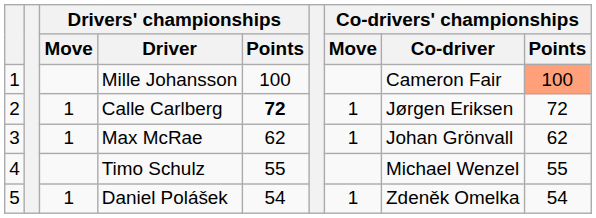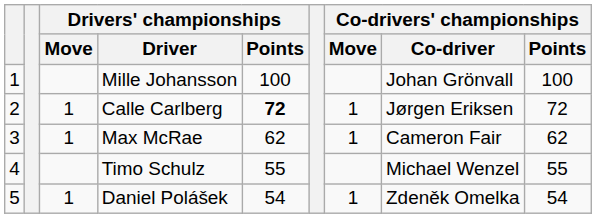(444, 79) Cameron Fair -> (450, 79) Johan Grönvall
(557, 79) lightsalmon background -> (557, 79) no background
(450, 138) Johan Grönvall -> (444, 138) Cameron Fair
